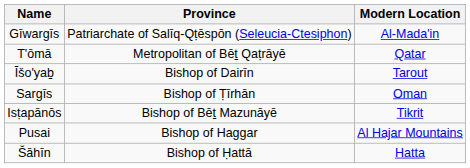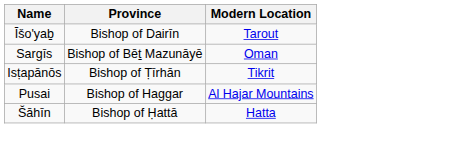- row: (34, 34)
- row: (34, 53)
(209, 93) Bishop of Ṭīrhān -> (135, 53) Bishop of Bēṯ Mazunāyē
(209, 113) Bishop of Bēṯ Mazunāyē -> (135, 73) Bishop of Ṭīrhān
